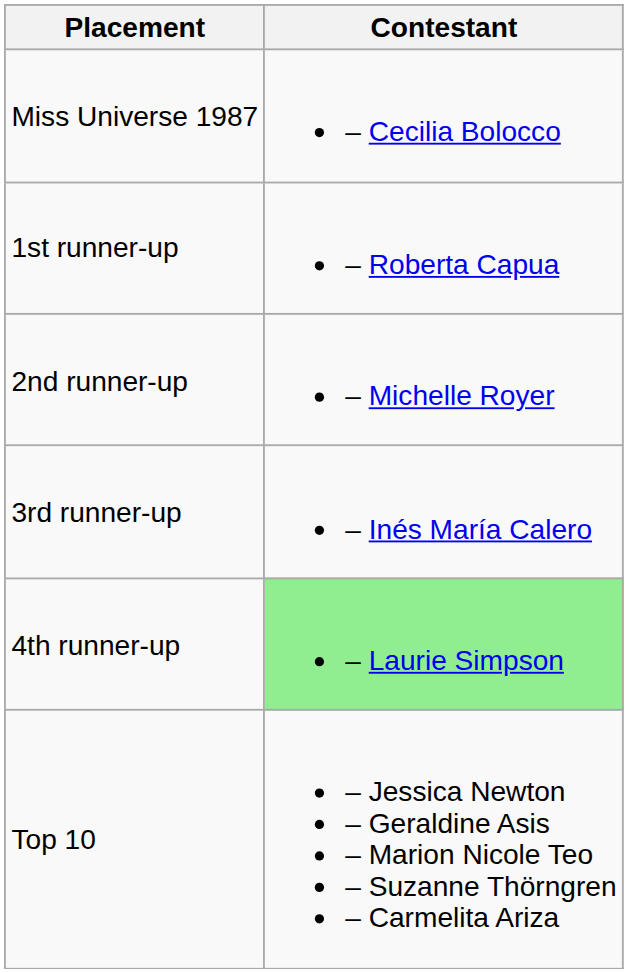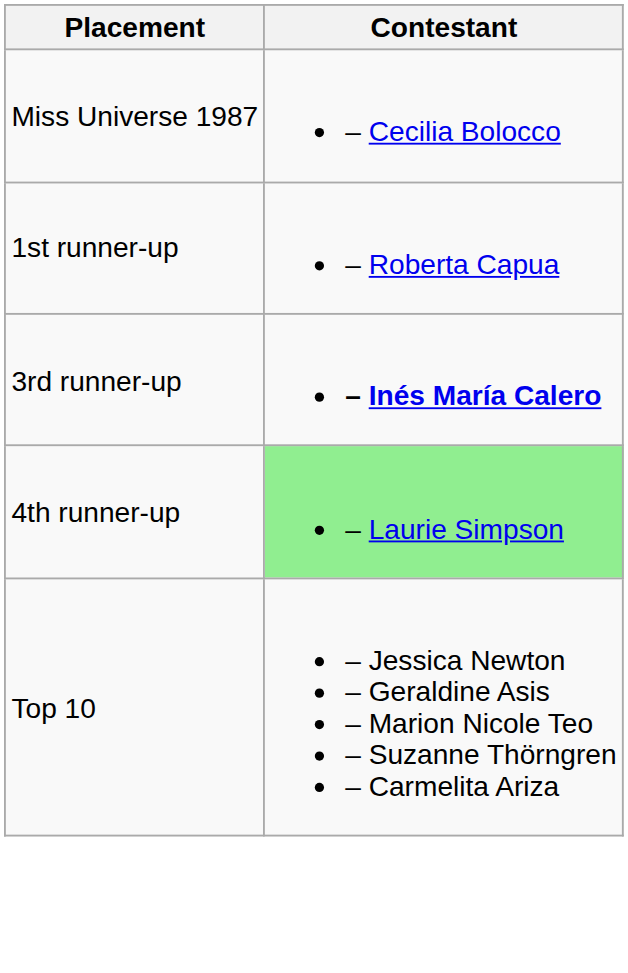- row: (100, 380)
(444, 528) normal -> (444, 396) bold
